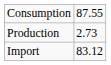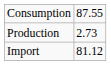(90, 51) 83.12 -> (90, 51) 81.12
